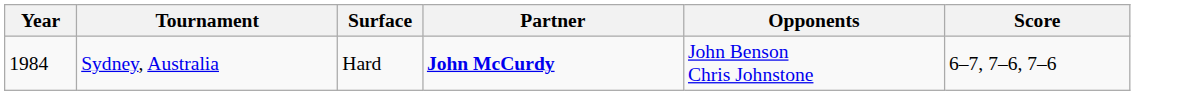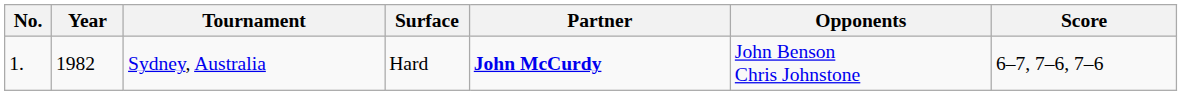+ column: (28, 19)
(29, 62) 1984 -> (76, 62) 1982
